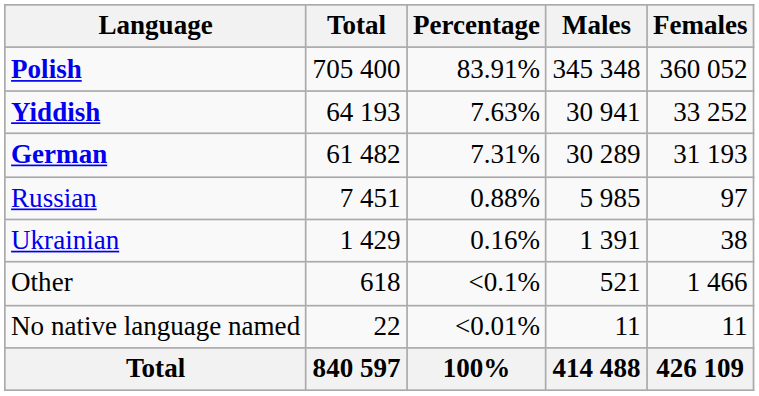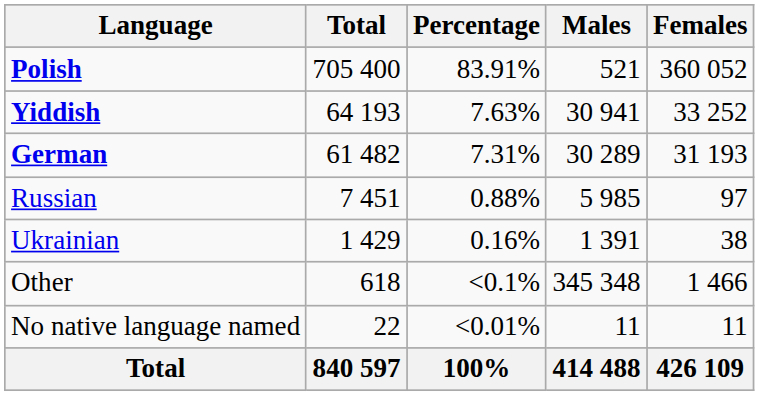(596, 68) 345 348 -> (620, 68) 521
(620, 283) 521 -> (596, 283) 345 348
